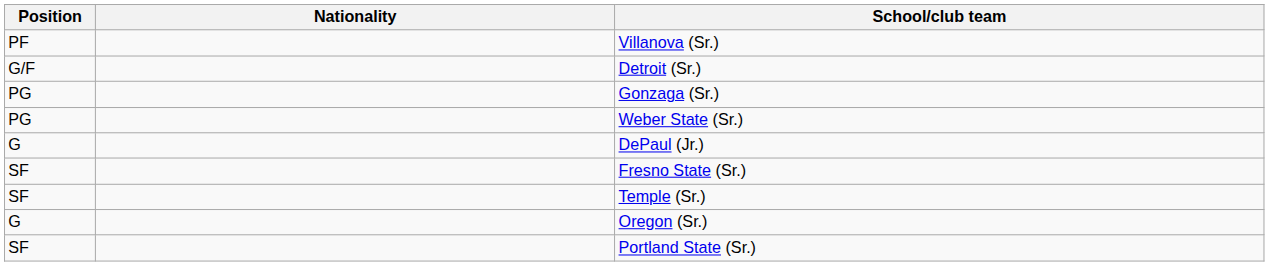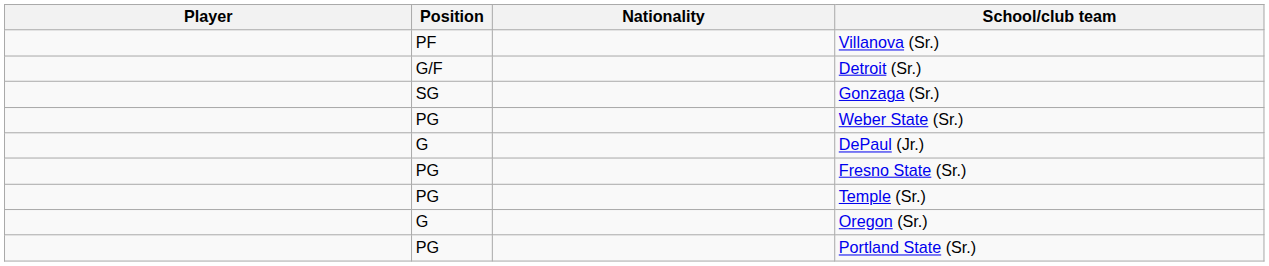+ column: (208, 17)
(20, 94) PG -> (427, 94) SG
(19, 171) SF -> (427, 171) PG
(19, 196) SF -> (427, 196) PG
(19, 247) SF -> (427, 247) PG
